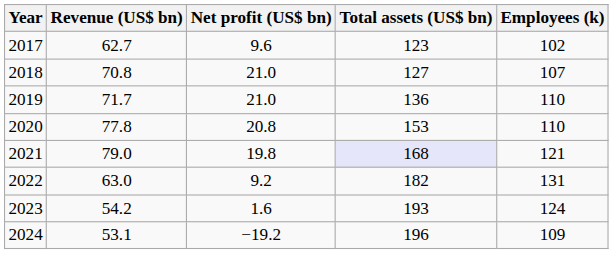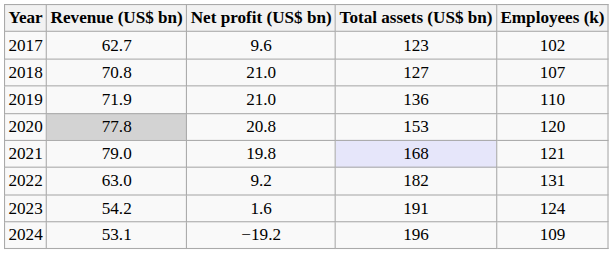(117, 99) 71.7 -> (117, 99) 71.9
(117, 126) no background -> (117, 126) lightgrey background
(552, 126) 110 -> (552, 126) 120
(416, 208) 193 -> (416, 208) 191
